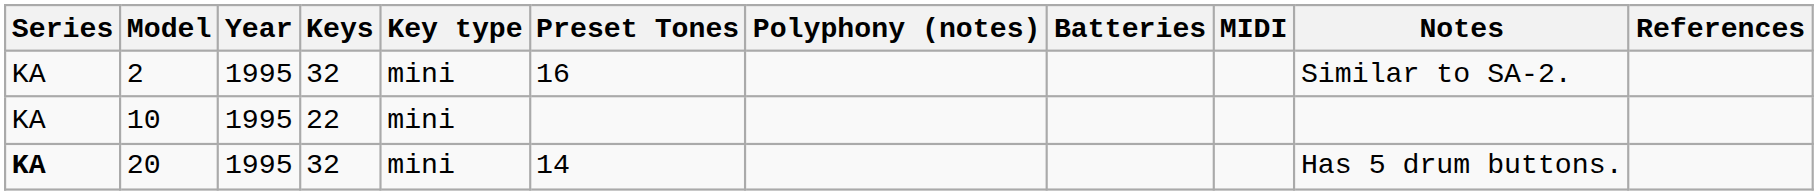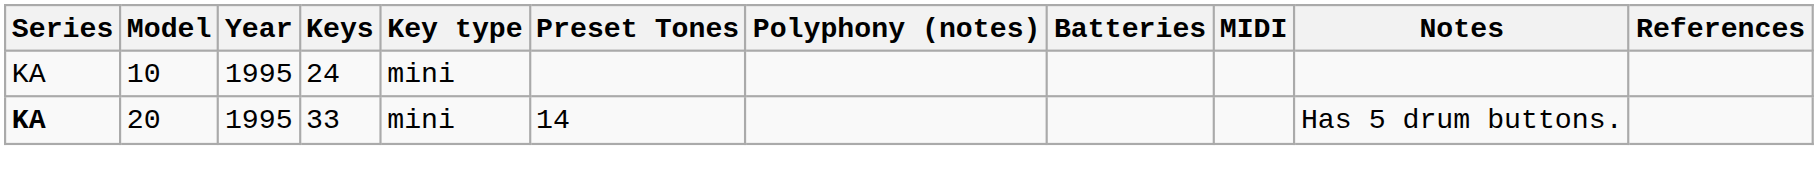- row: (135, 74)
(323, 120) 22 -> (323, 74) 24
(323, 166) 32 -> (323, 120) 33
